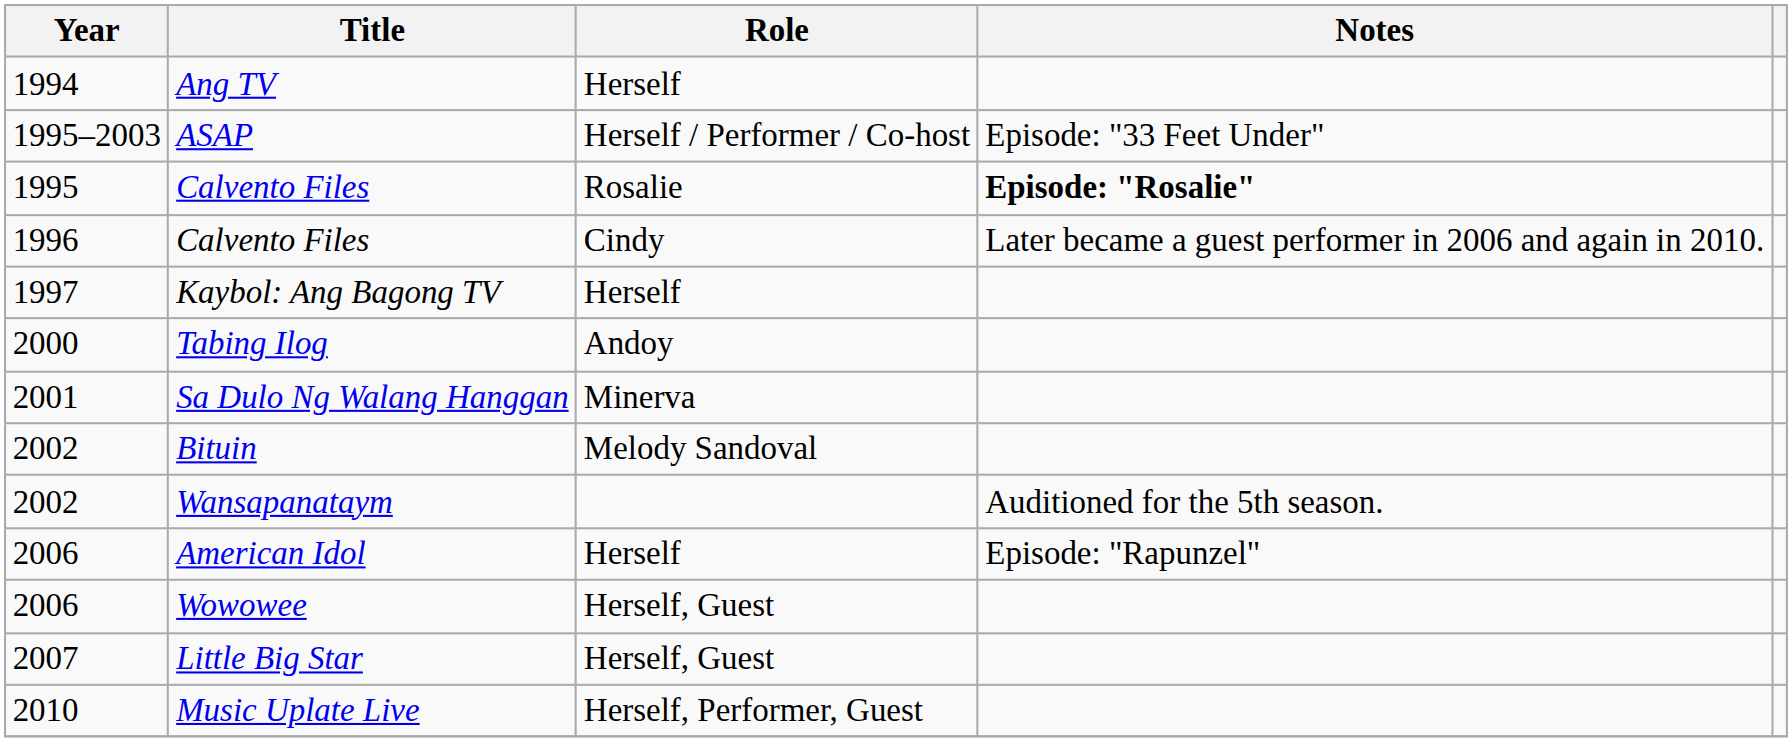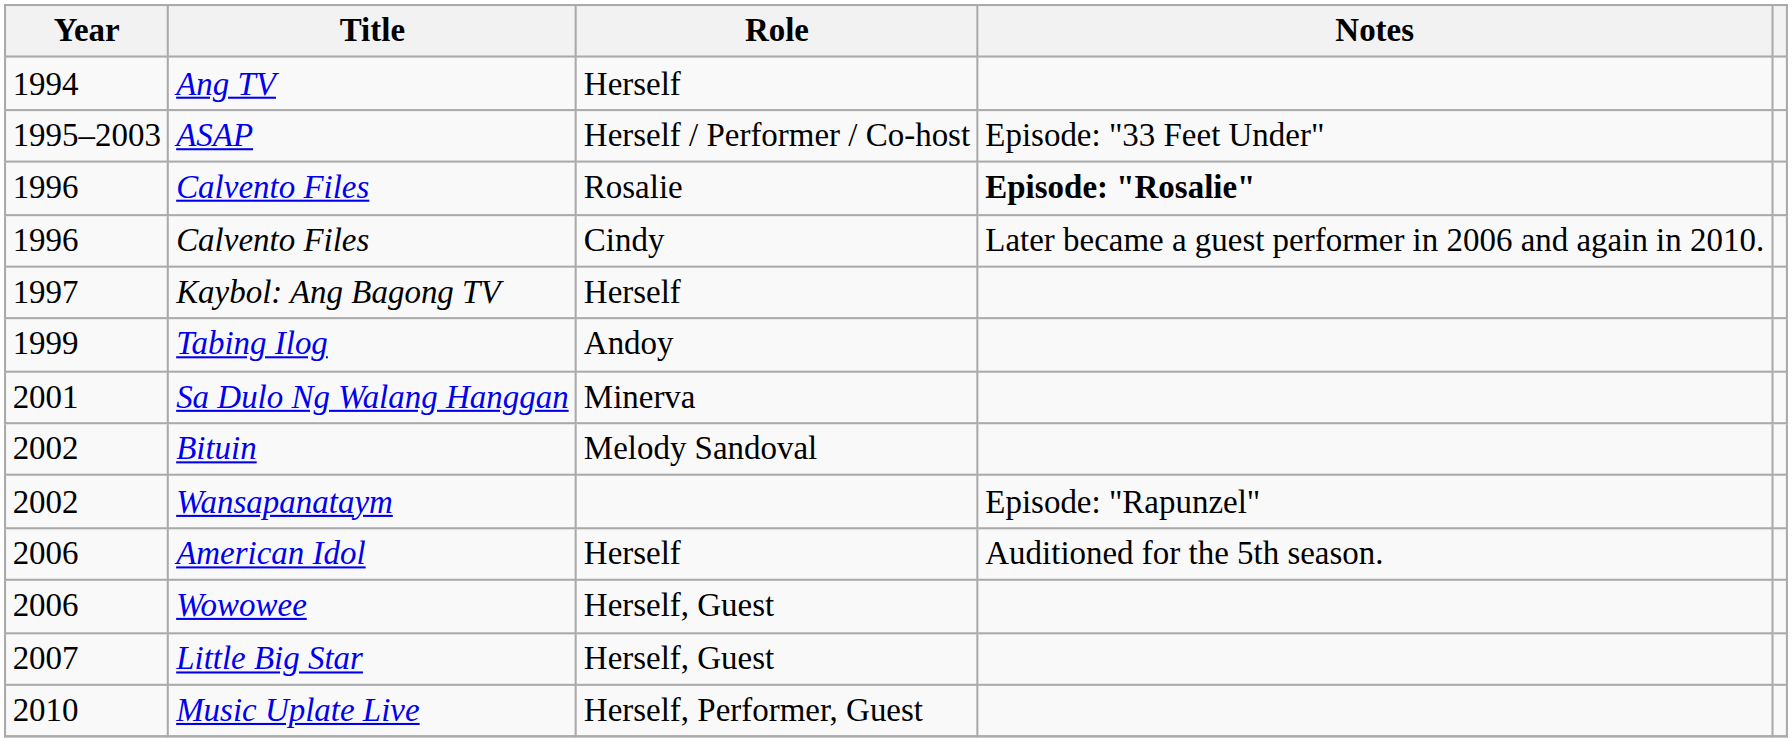(46, 187) 1995 -> (46, 187) 1996
(46, 344) 2000 -> (46, 344) 1999
(1184, 501) Auditioned for the 5th season. -> (1123, 501) Episode: "Rapunzel"
(1123, 553) Episode: "Rapunzel" -> (1184, 553) Auditioned for the 5th season.
